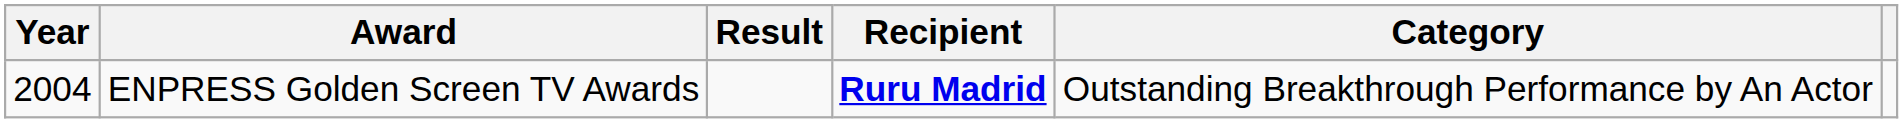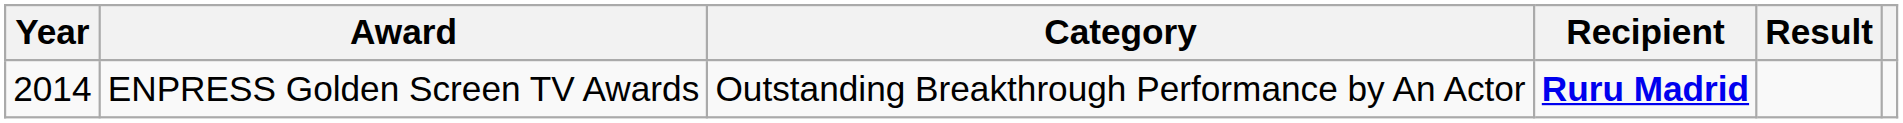columns swapped: (1468, 32) <-> (769, 32)
(52, 88) 2004 -> (52, 88) 2014
